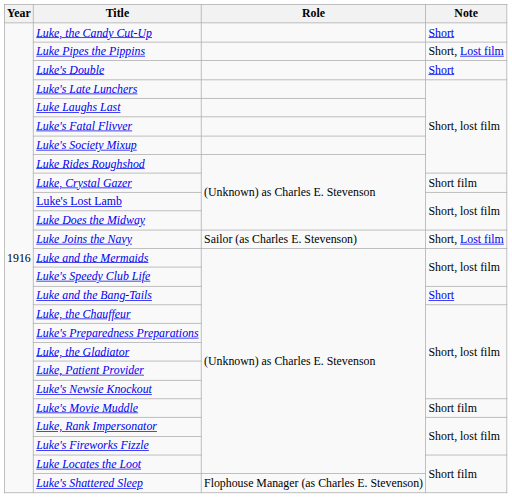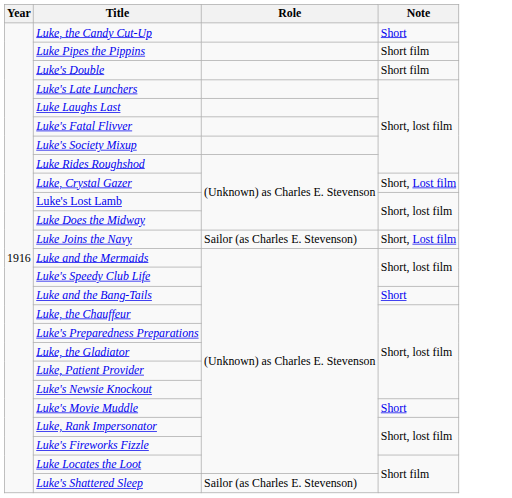(466, 51) Short, Lost film -> (405, 51) Short film
(441, 70) Short -> (405, 70) Short film
(453, 182) Short film -> (418, 182) Short, Lost film
(453, 408) Short film -> (394, 408) Short
(314, 483) Flophouse Manager (as Charles E. Stevenson) -> (281, 483) Sailor (as Charles E. Stevenson)
